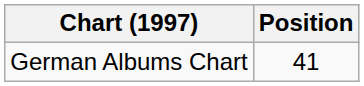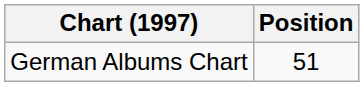(306, 61) 41 -> (306, 61) 51
